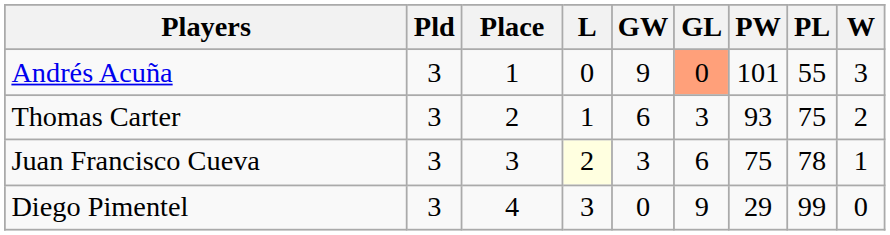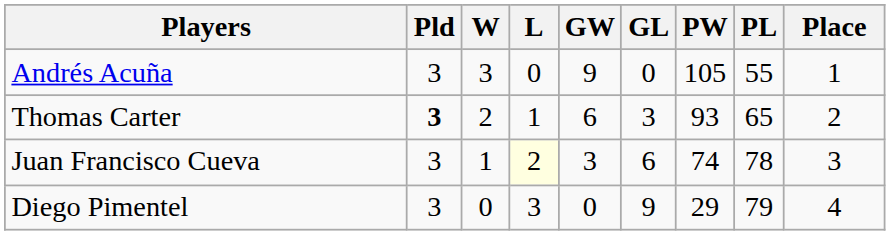columns swapped: (861, 26) <-> (512, 26)
(702, 71) lightsalmon background -> (649, 71) no background
(758, 71) 101 -> (705, 71) 105
(434, 116) normal -> (434, 116) bold
(812, 116) 75 -> (759, 116) 65
(758, 161) 75 -> (705, 161) 74
(812, 206) 99 -> (759, 206) 79
